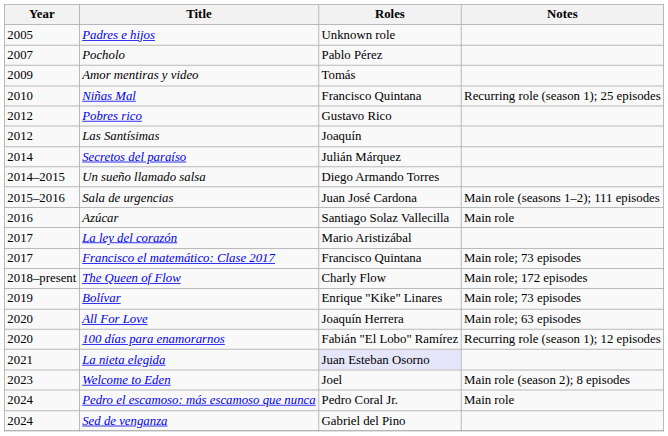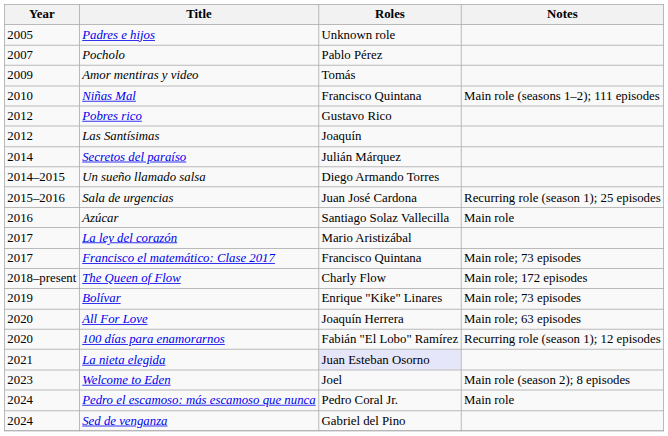(562, 95) Recurring role (season 1); 25 episodes -> (562, 95) Main role (seasons 1–2); 111 episodes
(562, 197) Main role (seasons 1–2); 111 episodes -> (562, 197) Recurring role (season 1); 25 episodes
